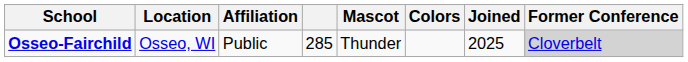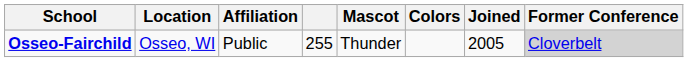(319, 43) 285 -> (319, 43) 255
(486, 43) 2025 -> (486, 43) 2005
